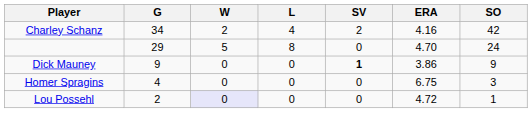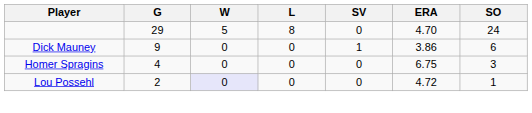- row: (64, 30)
(359, 64) bold -> (359, 47) normal
(493, 64) 9 -> (493, 47) 6
